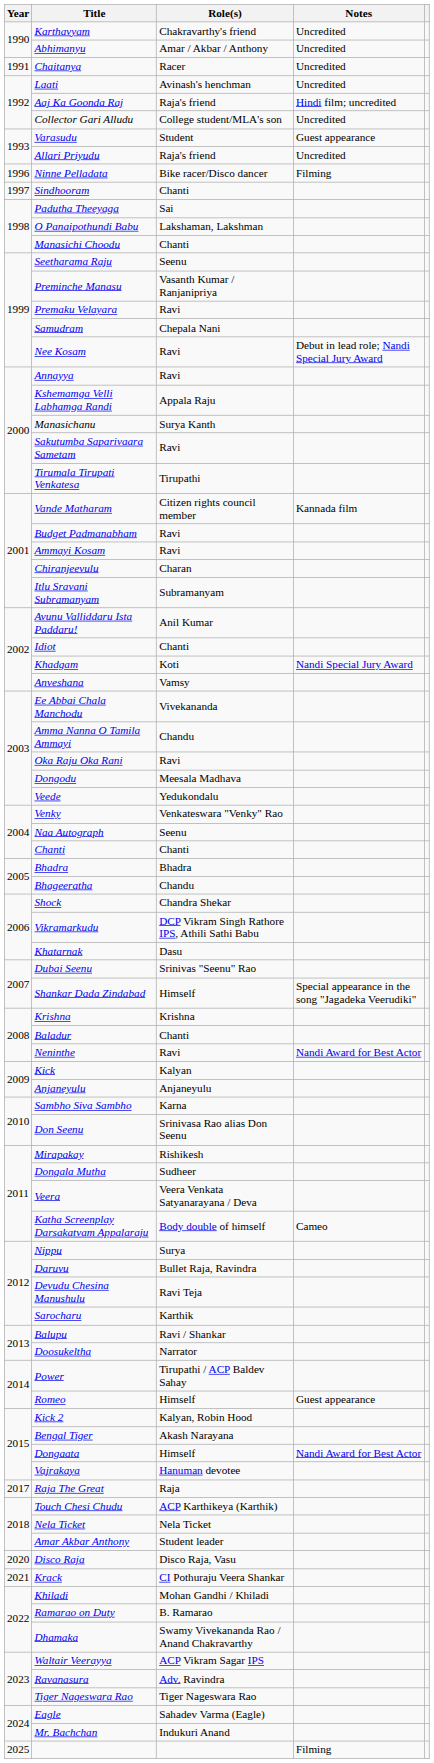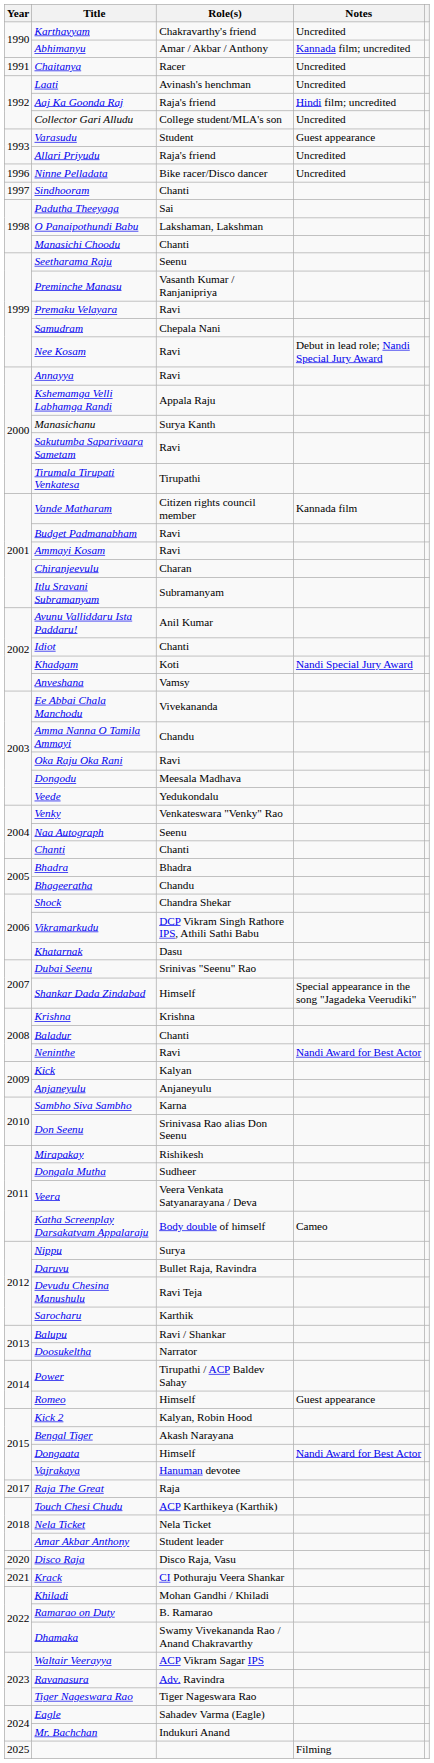(321, 48) Uncredited -> (353, 48) Kannada film; uncredited
(314, 173) Filming -> (321, 173) Uncredited
